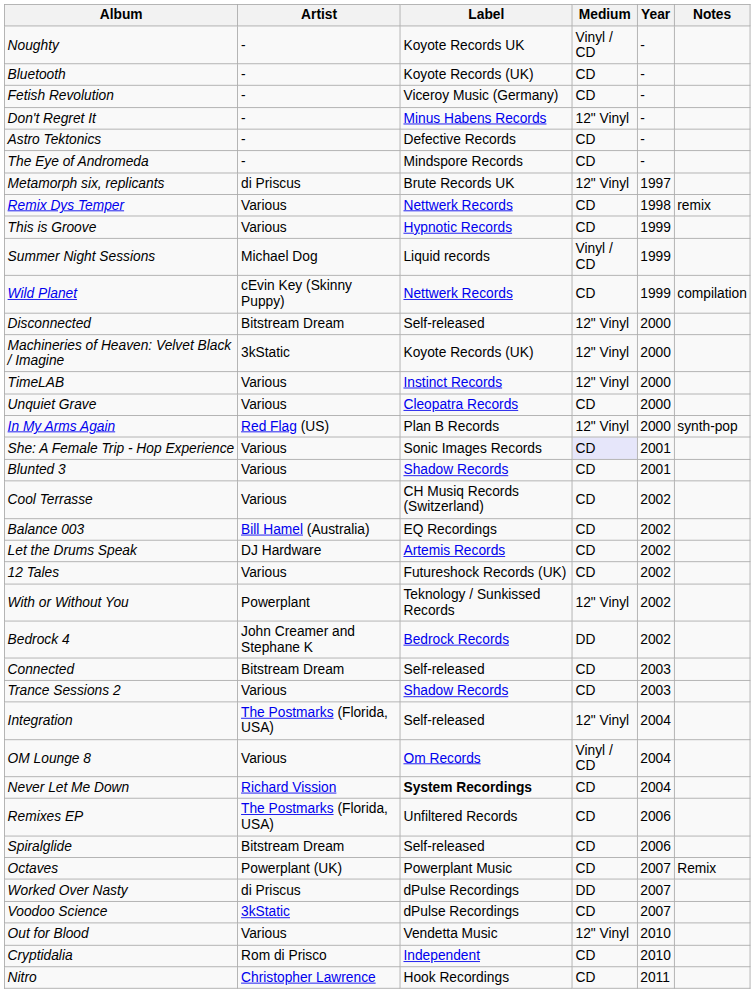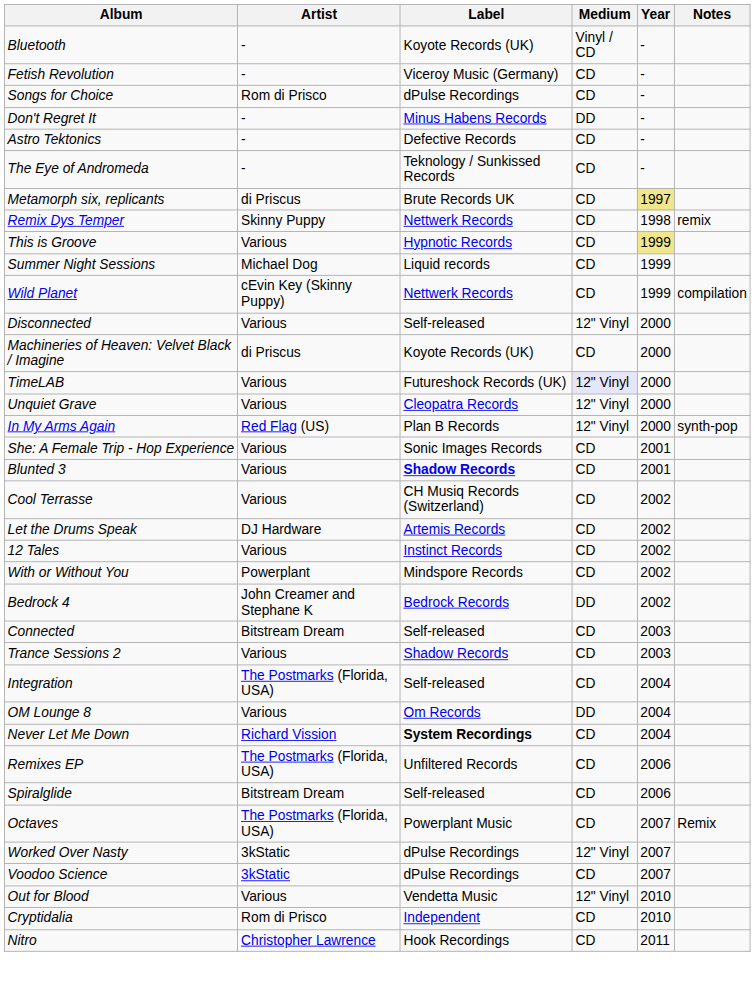- row: (33, 44)
(586, 74) CD -> (594, 44) Vinyl / CD
+ row: (60, 96)
(602, 118) 12" Vinyl -> (586, 118) DD
(463, 161) Mindspore Records -> (472, 169) Teknology / Sunkissed Records
(602, 183) 12" Vinyl -> (586, 199) CD
(656, 183) no background -> (656, 199) khaki background
(264, 205) Various -> (283, 220) Skinny Puppy
(656, 227) no background -> (656, 242) khaki background
(594, 256) Vinyl / CD -> (586, 264) CD
(293, 323) Bitstream Dream -> (264, 323) Various
(266, 353) 3kStatic -> (271, 353) di Priscus
(602, 353) 12" Vinyl -> (586, 353) CD
(453, 382) Instinct Records -> (485, 382) Futureshock Records (UK)
(602, 382) no background -> (602, 382) lavender background
(586, 404) CD -> (602, 404) 12" Vinyl
(586, 448) lavender background -> (586, 448) no background
(456, 470) normal -> (459, 470) bold
- row: (46, 529)
(485, 572) Futureshock Records (UK) -> (453, 551) Instinct Records
(472, 602) Teknology / Sunkissed Records -> (463, 572) Mindspore Records
(602, 602) 12" Vinyl -> (586, 572) CD
(602, 720) 12" Vinyl -> (586, 683) CD
(594, 758) Vinyl / CD -> (586, 712) DD
(292, 868) Powerplant (UK) -> (314, 823) The Postmarks (Florida, USA)
(271, 890) di Priscus -> (266, 853) 3kStatic
(586, 890) DD -> (602, 853) 12" Vinyl
